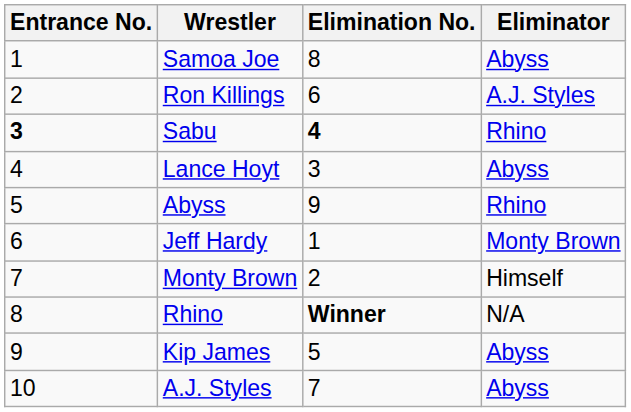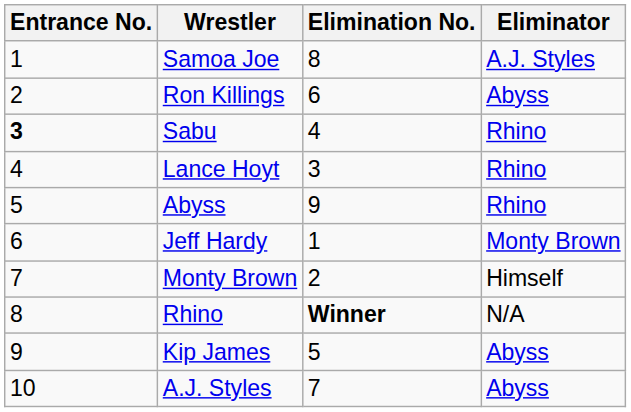(518, 59) Abyss -> (541, 59) A.J. Styles
(541, 95) A.J. Styles -> (518, 95) Abyss
(314, 132) bold -> (314, 132) normal
(518, 168) Abyss -> (516, 168) Rhino
